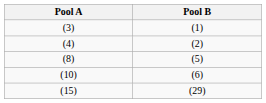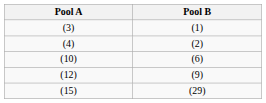- row: (69, 59)
+ row: (69, 75)
